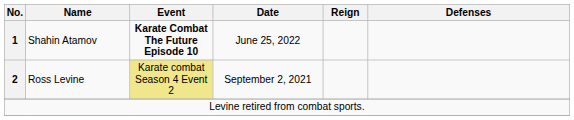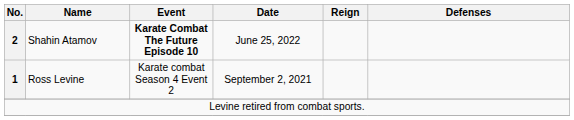(15, 40) 1 -> (15, 40) 2
(15, 79) 2 -> (15, 79) 1
(171, 79) khaki background -> (171, 79) no background
